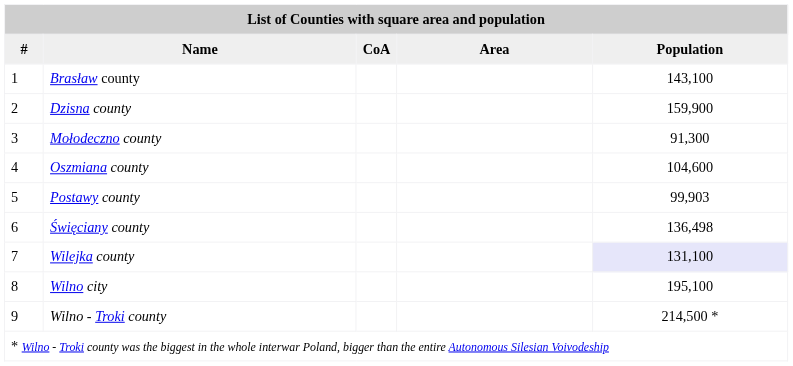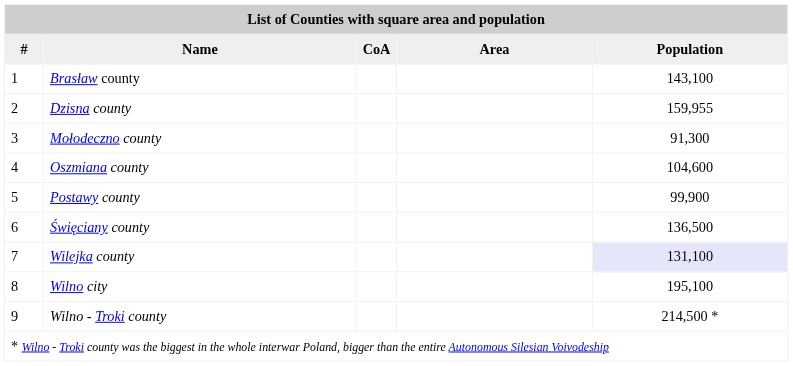(690, 108) 159,900 -> (690, 108) 159,955
(690, 197) 99,903 -> (690, 197) 99,900
(690, 227) 136,498 -> (690, 227) 136,500
